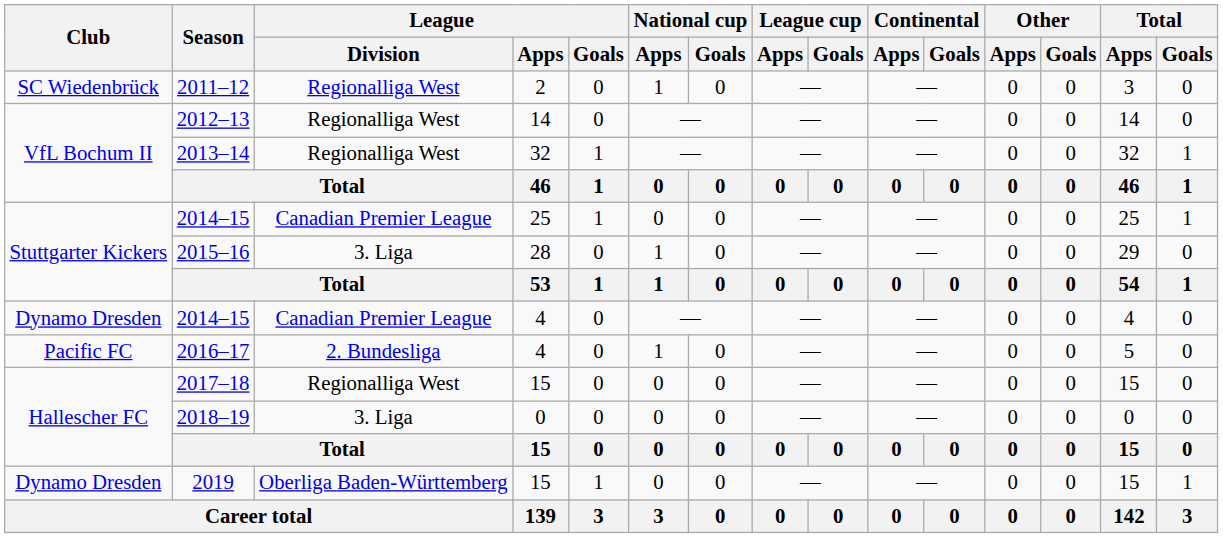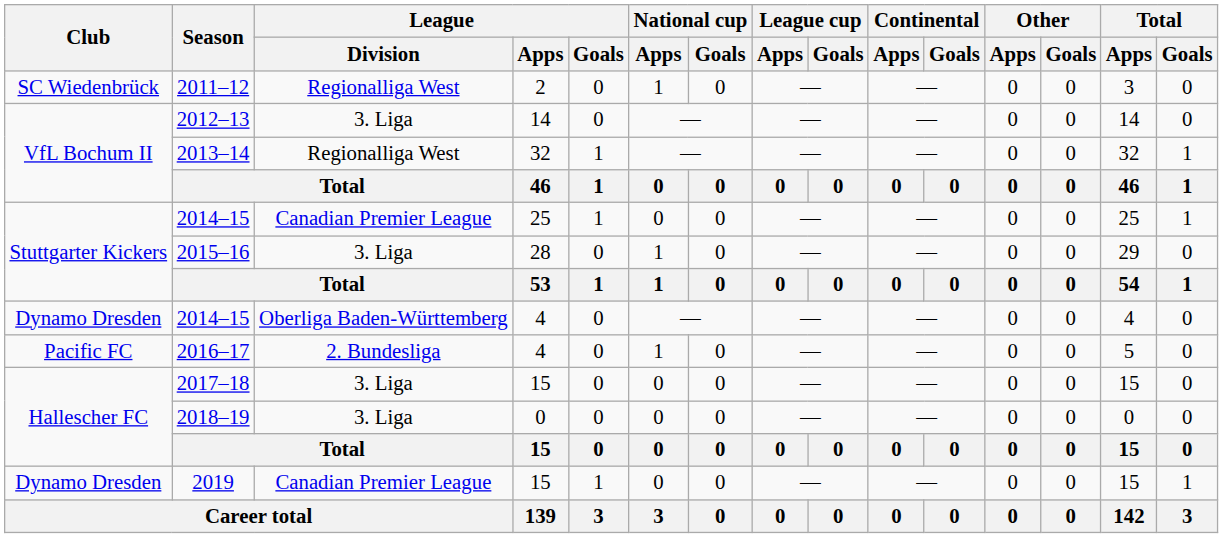(383, 119) Regionalliga West -> (383, 119) 3. Liga
(383, 317) Canadian Premier League -> (383, 317) Oberliga Baden-Württemberg
(383, 383) Regionalliga West -> (383, 383) 3. Liga
(383, 482) Oberliga Baden-Württemberg -> (383, 482) Canadian Premier League
